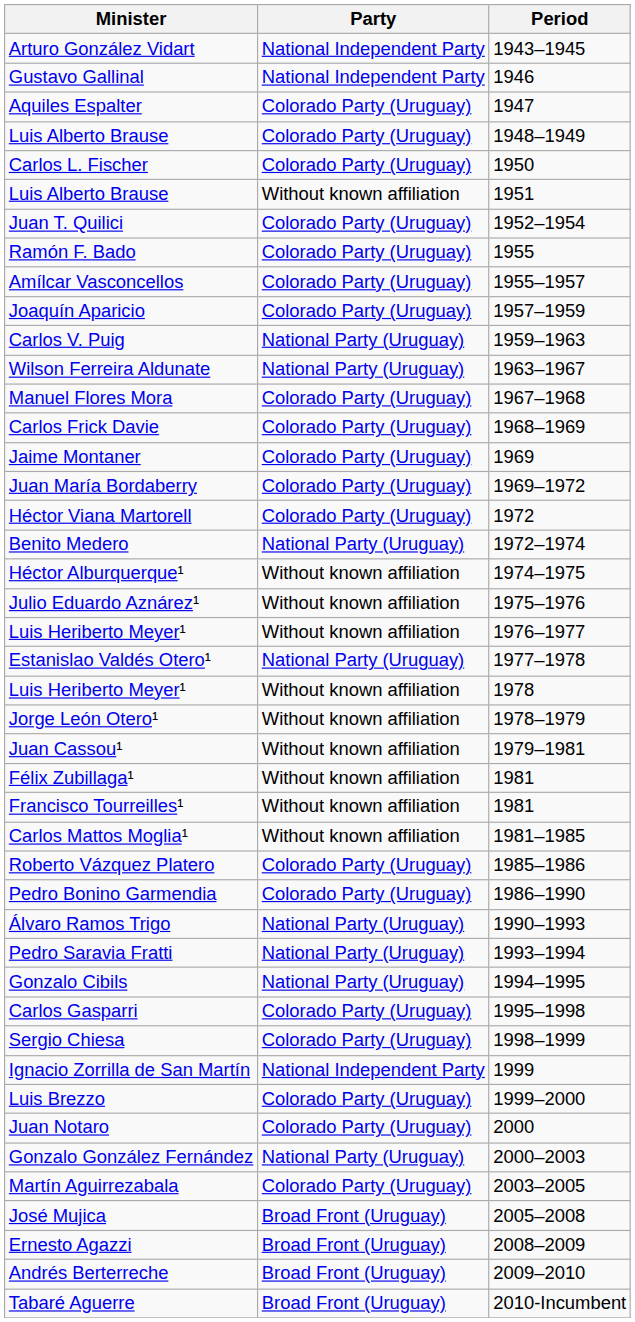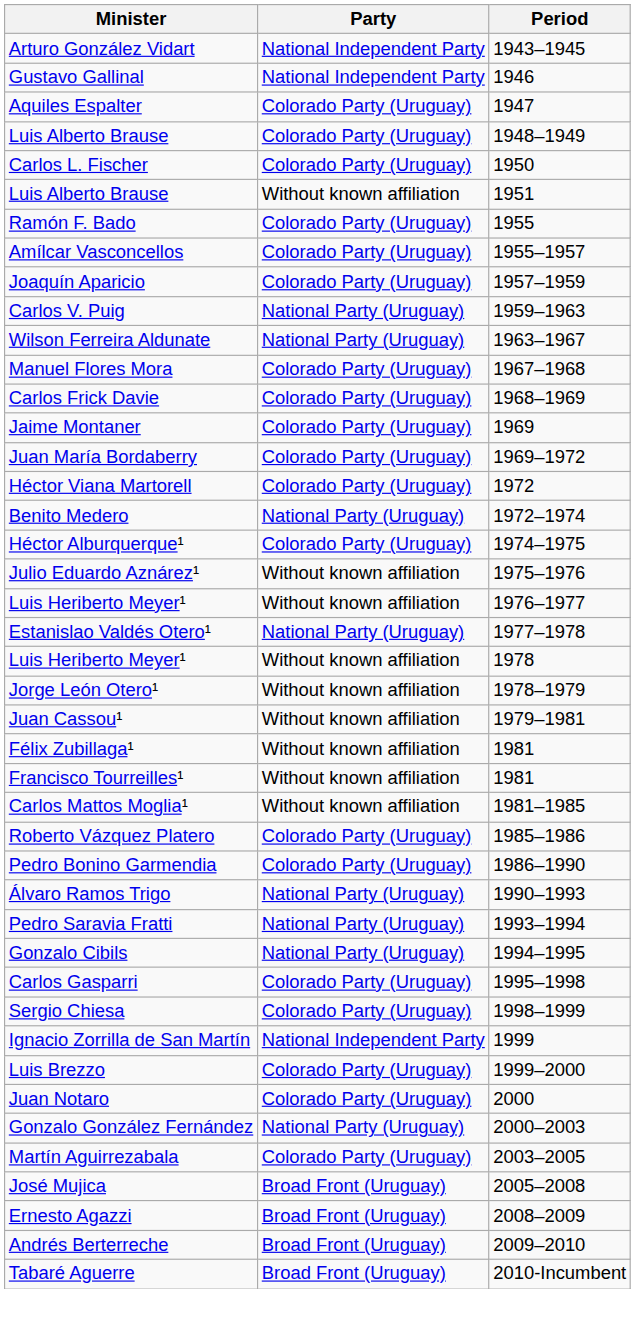- row: (66, 223)
(361, 573) Without known affiliation -> (367, 544) Colorado Party (Uruguay)
